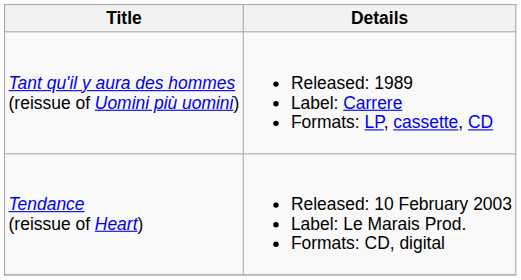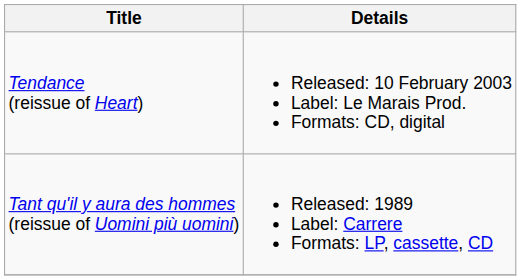rows swapped: (124, 92) <-> (76, 214)
